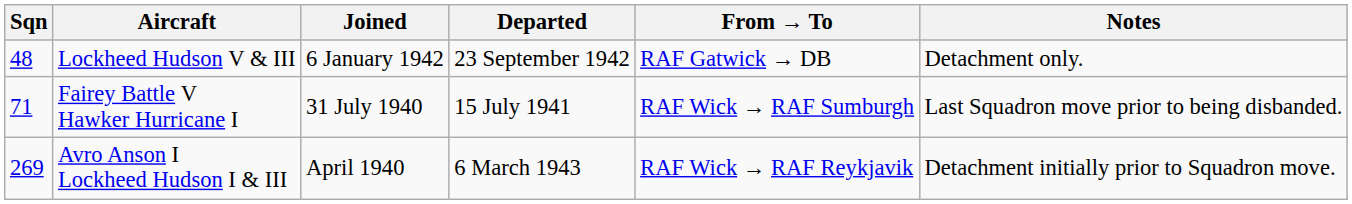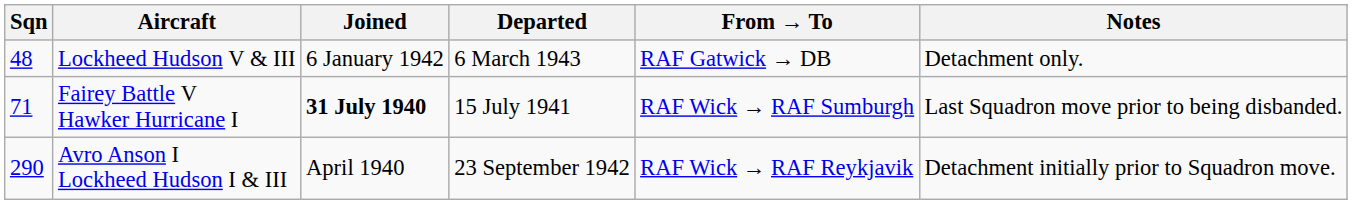(542, 58) 23 September 1942 -> (518, 58) 6 March 1943
(364, 106) normal -> (366, 106) bold
(27, 167) 269 -> (27, 167) 290
(518, 167) 6 March 1943 -> (542, 167) 23 September 1942
